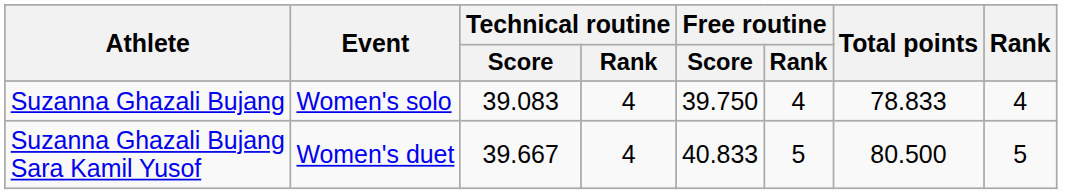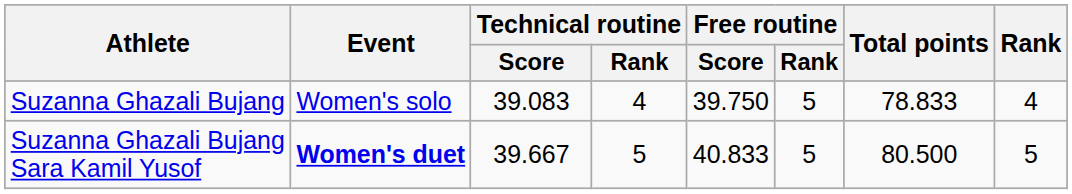(798, 101) 4 -> (809, 101) 5
(375, 155) normal -> (381, 155) bold
(629, 155) 4 -> (639, 155) 5
